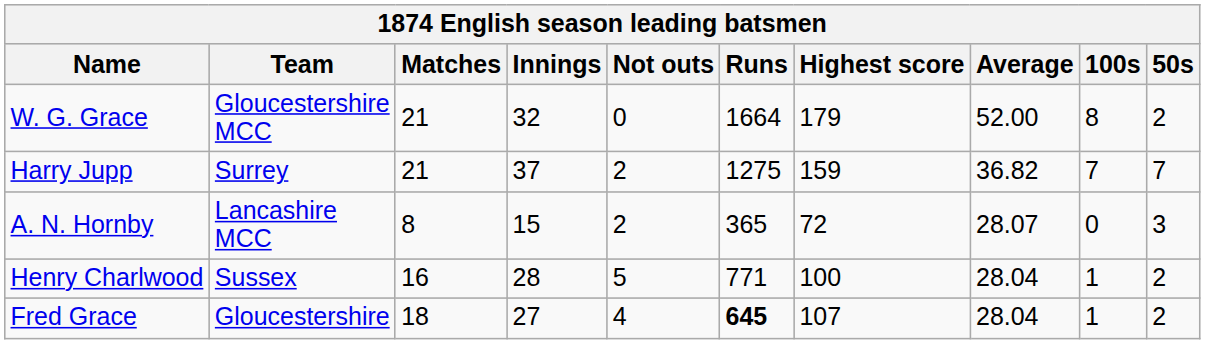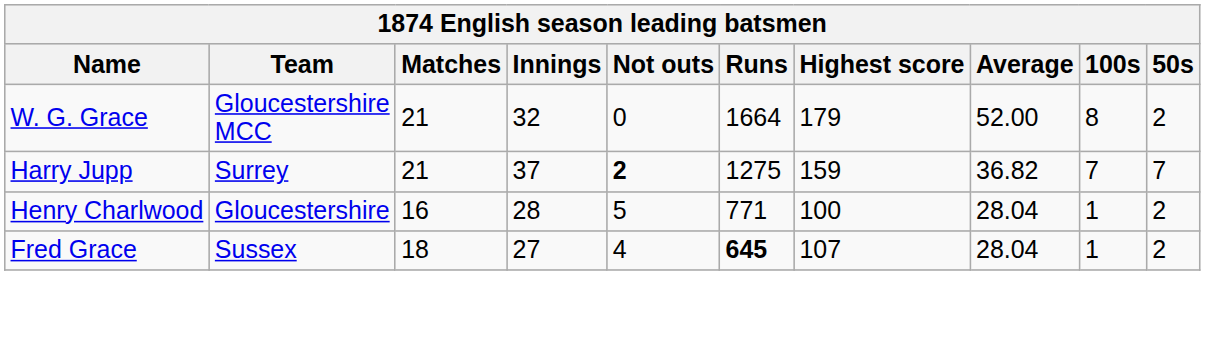(620, 171) normal -> (620, 171) bold
- row: (82, 224)
(256, 278) Sussex -> (302, 210) Gloucestershire
(302, 317) Gloucestershire -> (256, 250) Sussex
